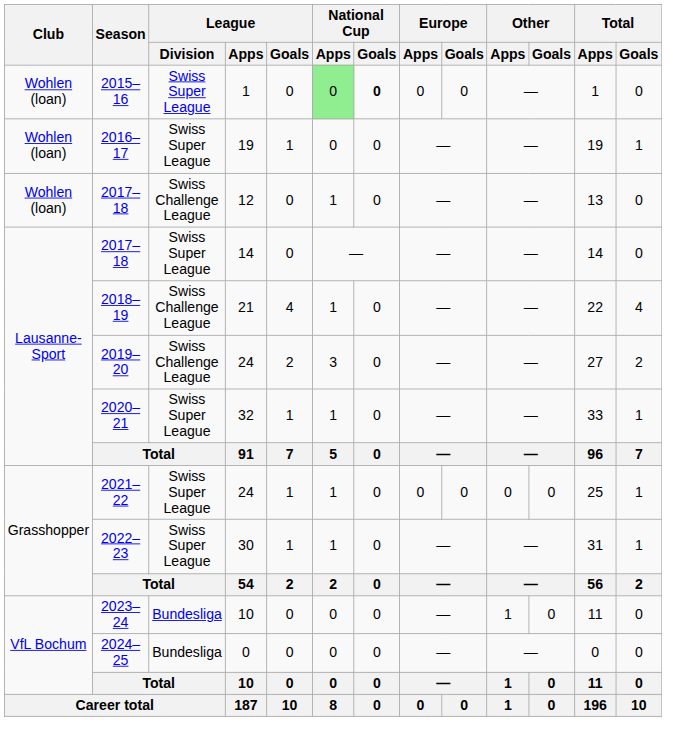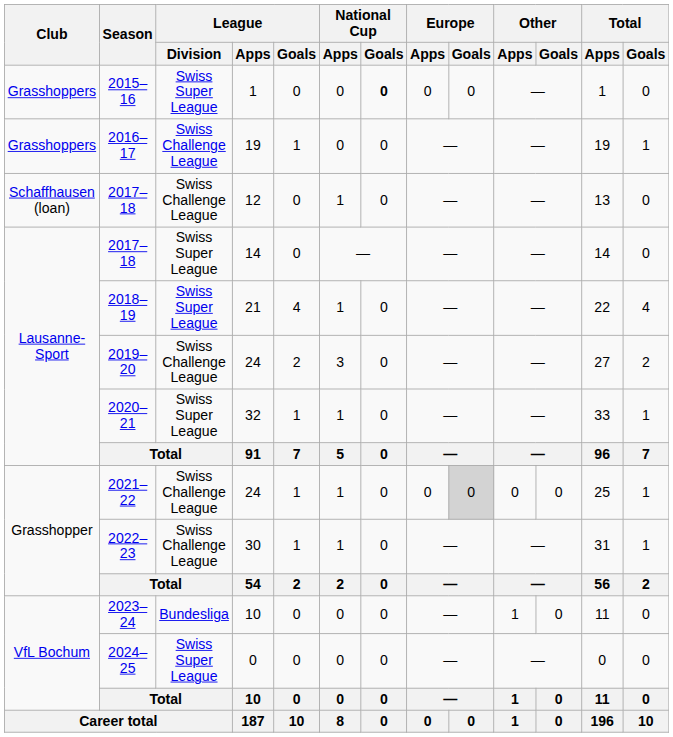(48, 92) Wohlen (loan) -> (52, 92) Grasshoppers
(333, 92) lightgreen background -> (340, 92) no background
(48, 146) Wohlen (loan) -> (52, 146) Grasshoppers
(187, 146) Swiss Super League -> (194, 146) Swiss Challenge League
(48, 200) Wohlen (loan) -> (52, 200) Schaffhausen (loan)
(187, 308) Swiss Challenge League -> (194, 308) Swiss Super League
(187, 492) Swiss Super League -> (194, 492) Swiss Challenge League
(464, 492) no background -> (471, 492) lightgrey background
(187, 546) Swiss Super League -> (194, 546) Swiss Challenge League
(187, 653) Bundesliga -> (194, 660) Swiss Super League
